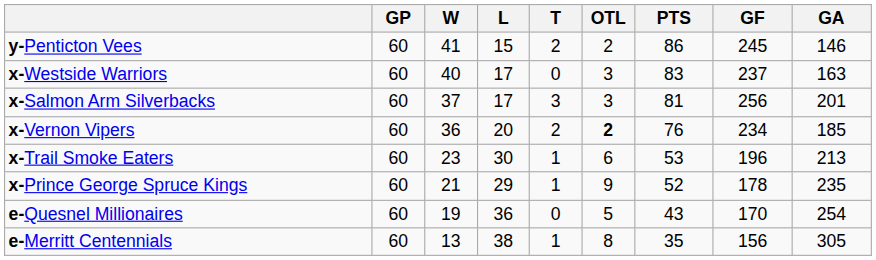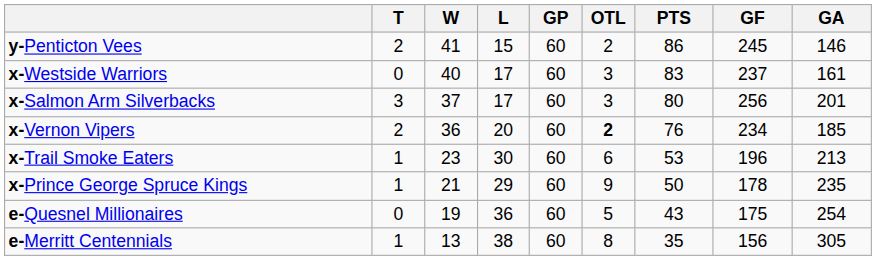columns swapped: (398, 18) <-> (556, 18)
(831, 74) 163 -> (831, 74) 161
(674, 102) 81 -> (674, 102) 80
(674, 185) 52 -> (674, 185) 50
(753, 213) 170 -> (753, 213) 175
